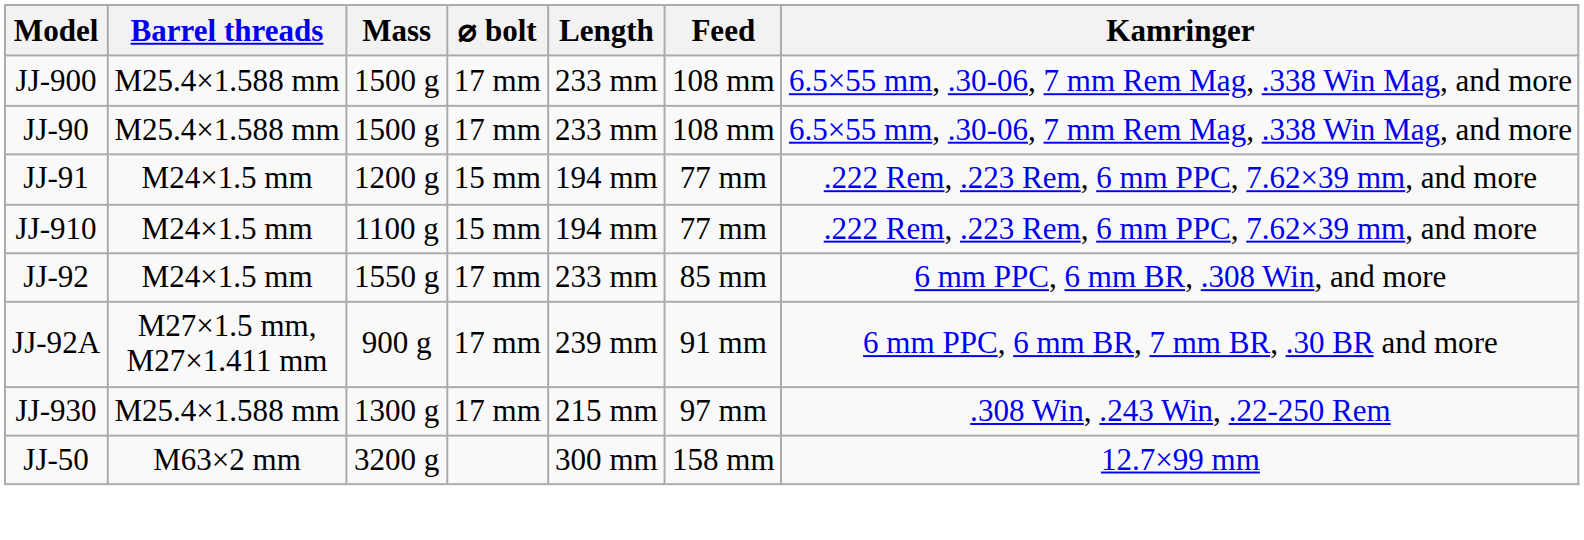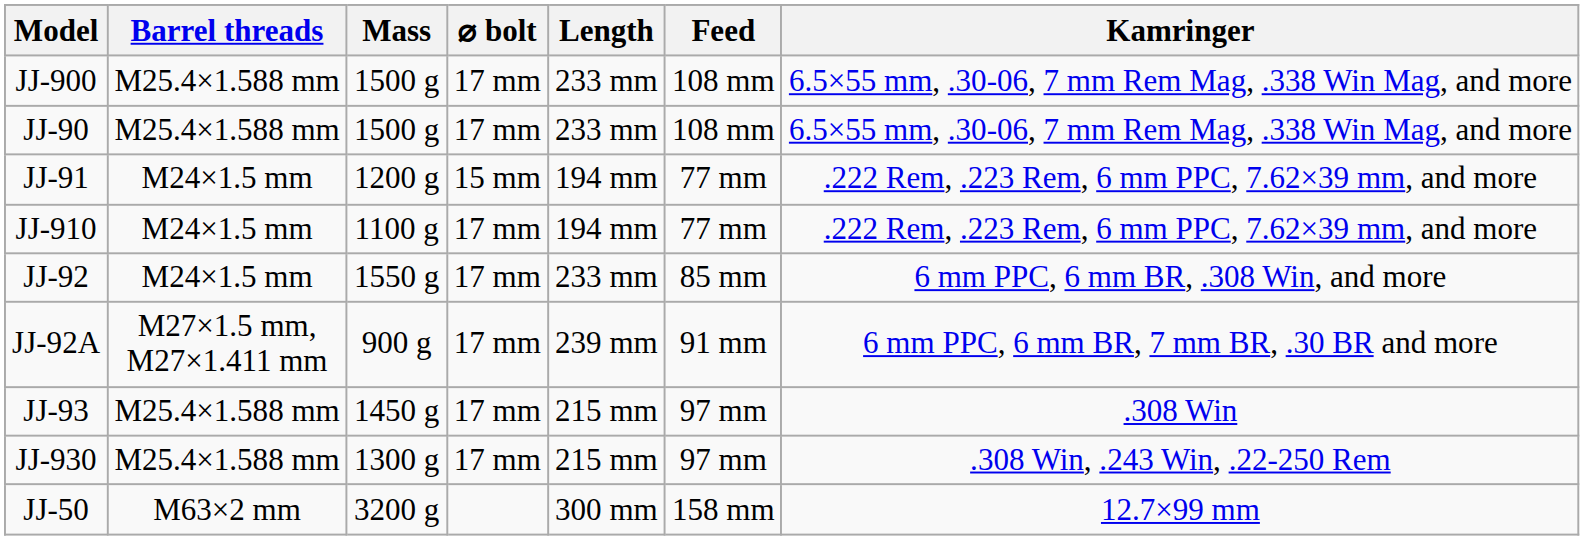(497, 227) 15 mm -> (497, 227) 17 mm
+ row: (56, 410)
